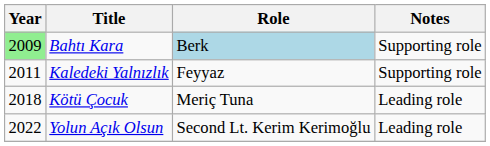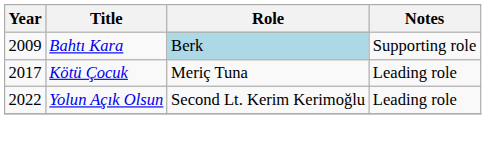(25, 45) lightgreen background -> (25, 45) no background
- row: (109, 73)
(25, 100) 2018 -> (25, 73) 2017
